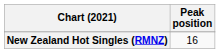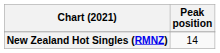(192, 40) 16 -> (192, 40) 14
